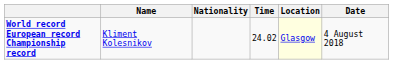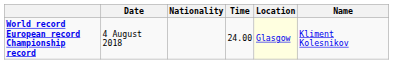columns swapped: (146, 11) <-> (355, 11)
(264, 39) 24.02 -> (240, 39) 24.00
